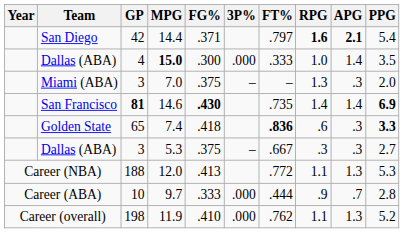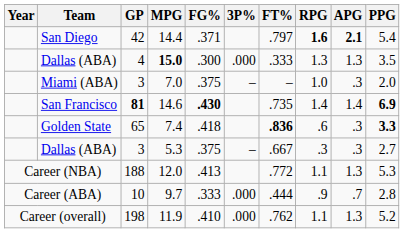(319, 60) 1.0 -> (319, 60) 1.3
(354, 60) 1.4 -> (354, 60) 1.3
(319, 82) 1.3 -> (319, 82) 1.0
